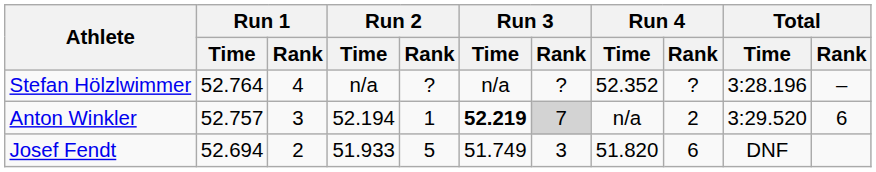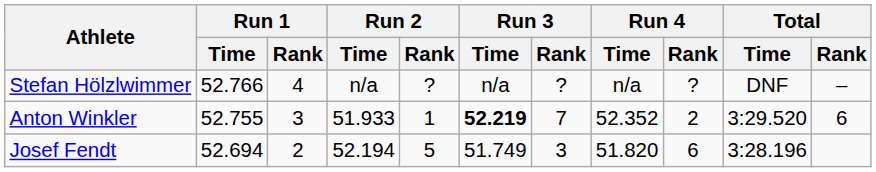(232, 86) 52.764 -> (232, 86) 52.766
(627, 86) 52.352 -> (627, 86) n/a
(767, 86) 3:28.196 -> (767, 86) DNF
(232, 118) 52.757 -> (232, 118) 52.755
(364, 118) 52.194 -> (364, 118) 51.933
(561, 118) lightgrey background -> (561, 118) no background
(627, 118) n/a -> (627, 118) 52.352
(364, 150) 51.933 -> (364, 150) 52.194
(767, 150) DNF -> (767, 150) 3:28.196
